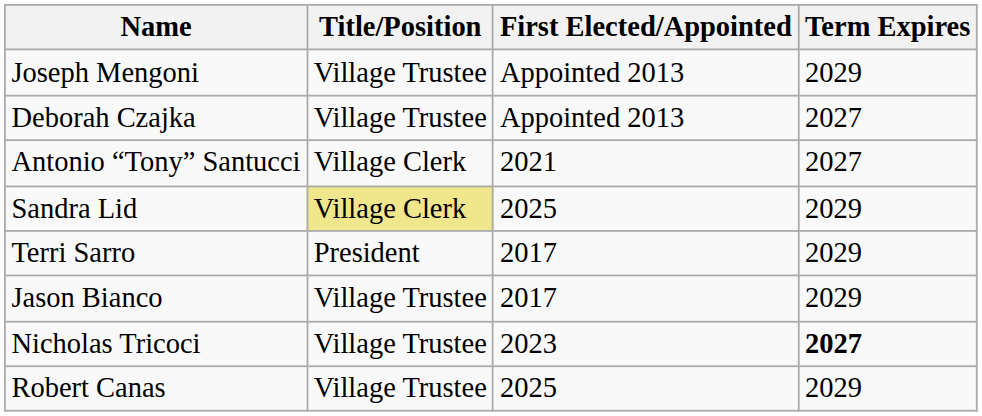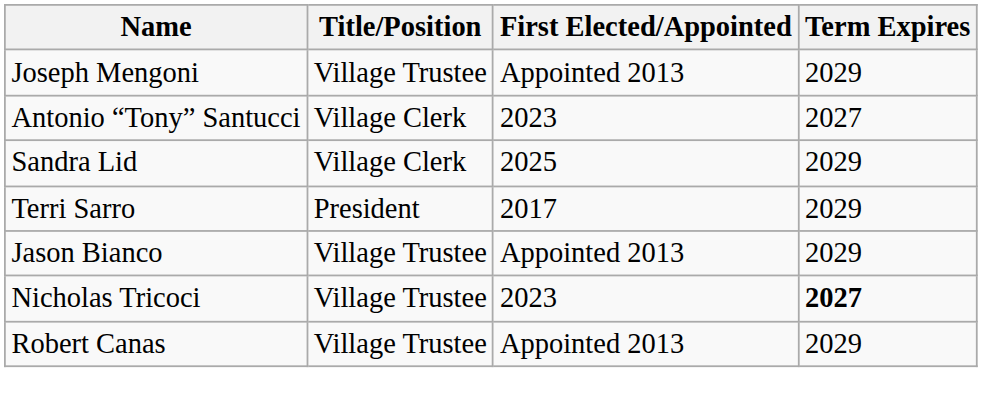- row: (104, 117)
(528, 162) 2021 -> (528, 117) 2023
(390, 207) khaki background -> (390, 162) no background
(528, 298) 2017 -> (592, 252) Appointed 2013
(528, 388) 2025 -> (592, 343) Appointed 2013
